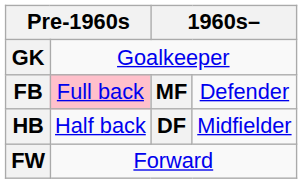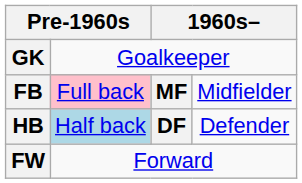(244, 91) Defender -> (244, 91) Midfielder
(100, 126) no background -> (100, 126) lightblue background
(244, 126) Midfielder -> (244, 126) Defender
